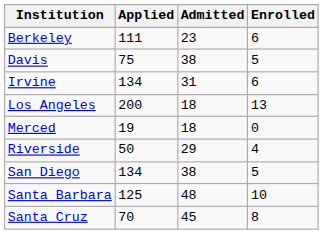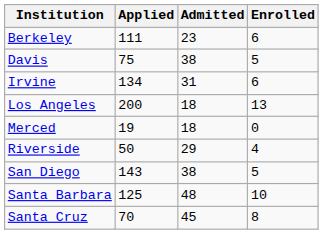(130, 172) 134 -> (130, 172) 143
